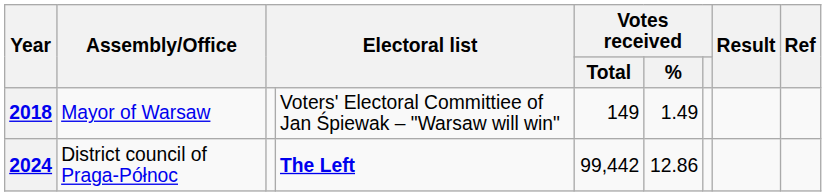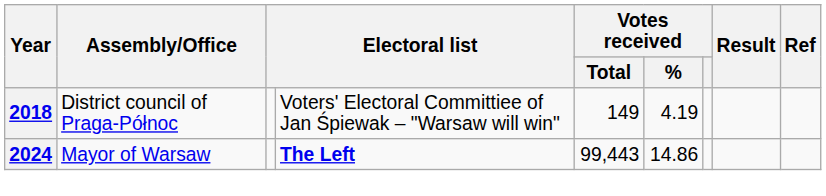(136, 113) Mayor of Warsaw -> (134, 113) District council of Praga-Północ
(679, 113) 1.49 -> (679, 113) 4.19
(134, 165) District council of Praga-Północ -> (136, 155) Mayor of Warsaw
(610, 165) 99,442 -> (610, 155) 99,443
(674, 165) 12.86 -> (674, 155) 14.86
